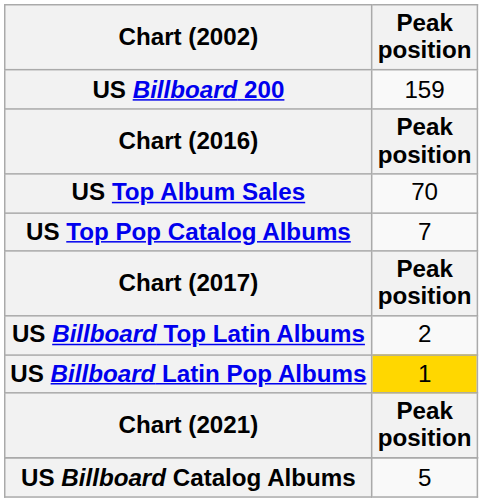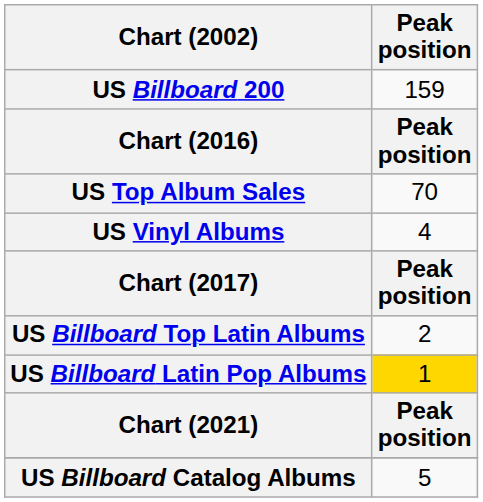+ row: (188, 231)
- row: (188, 231)
